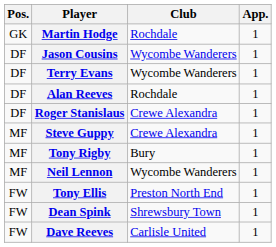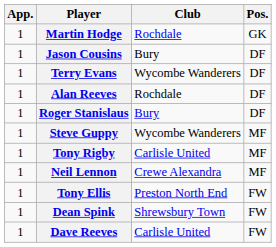columns swapped: (18, 14) <-> (255, 14)
(183, 53) Wycombe Wanderers -> (147, 53) Bury
(174, 113) Crewe Alexandra -> (147, 113) Bury
(174, 133) Crewe Alexandra -> (188, 133) Wycombe Wanderers
(143, 152) Bury -> (172, 152) Carlisle United
(183, 172) Wycombe Wanderers -> (178, 172) Crewe Alexandra
